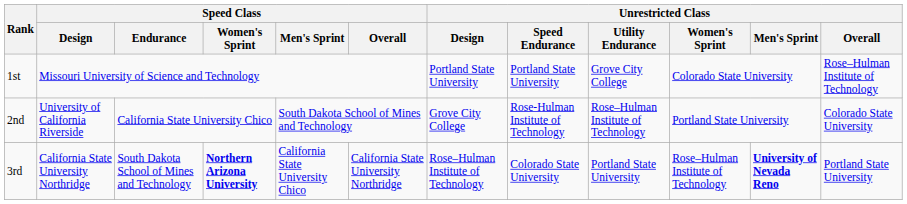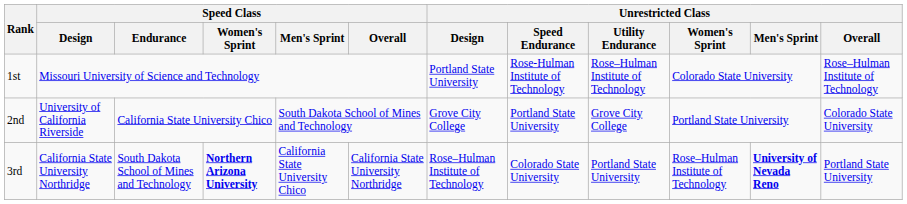(543, 76) Portland State University -> (542, 76) Rose-Hulman Institute of Technology
(617, 76) Grove City College -> (624, 76) Rose–Hulman Institute of Technology
(542, 120) Rose-Hulman Institute of Technology -> (543, 120) Portland State University
(624, 120) Rose–Hulman Institute of Technology -> (617, 120) Grove City College
